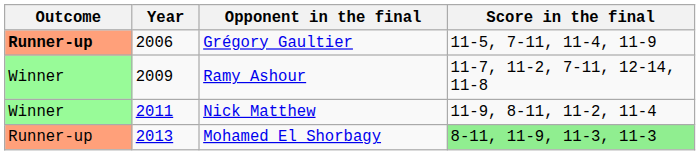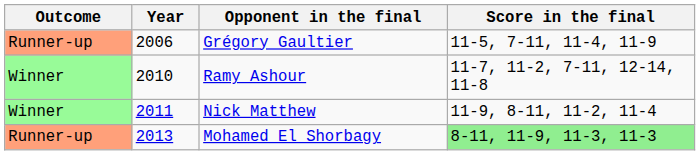(50, 43) bold -> (50, 43) normal
(154, 77) 2009 -> (154, 77) 2010
